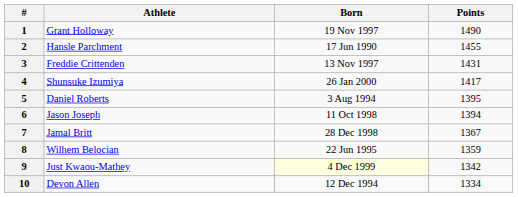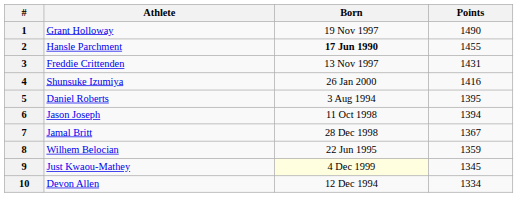(351, 47) normal -> (351, 47) bold
(470, 81) 1417 -> (470, 81) 1416
(470, 167) 1342 -> (470, 167) 1345
